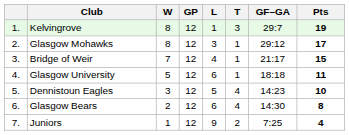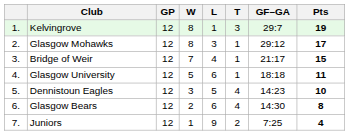columns swapped: (191, 12) <-> (168, 12)
